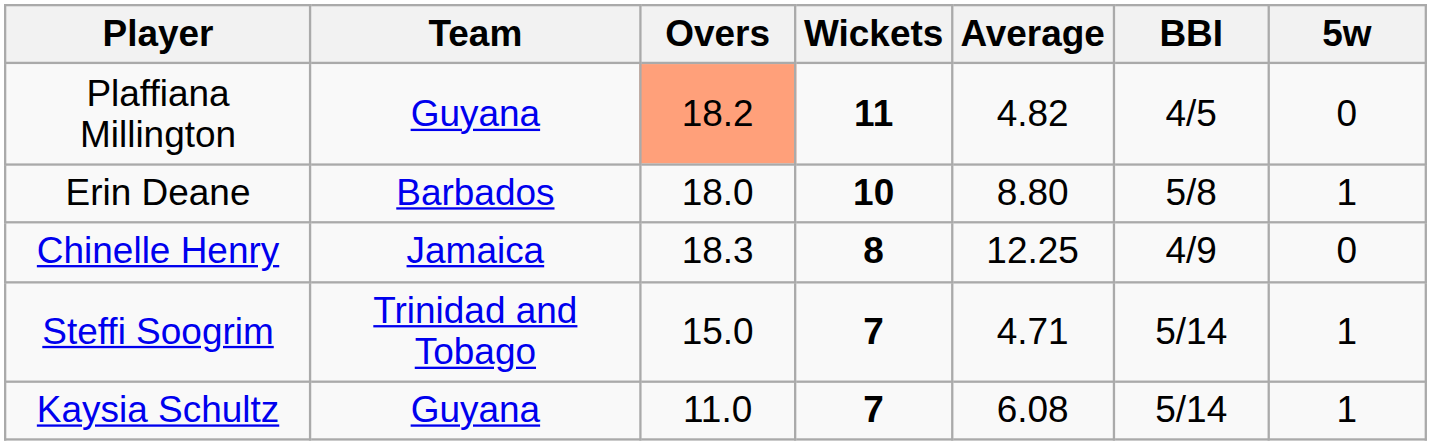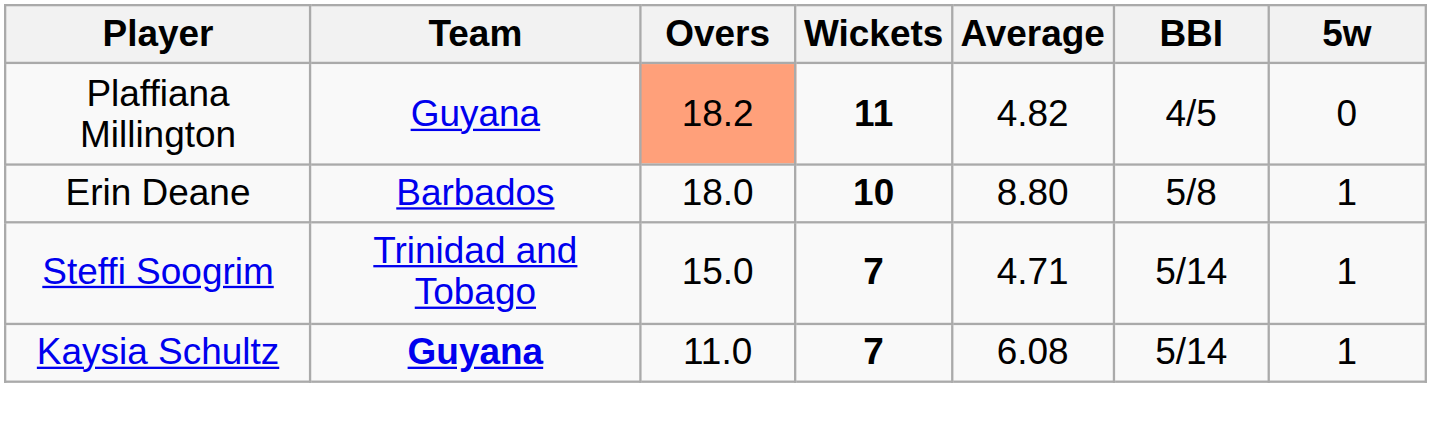- row: (158, 251)
(475, 410) normal -> (475, 351) bold
